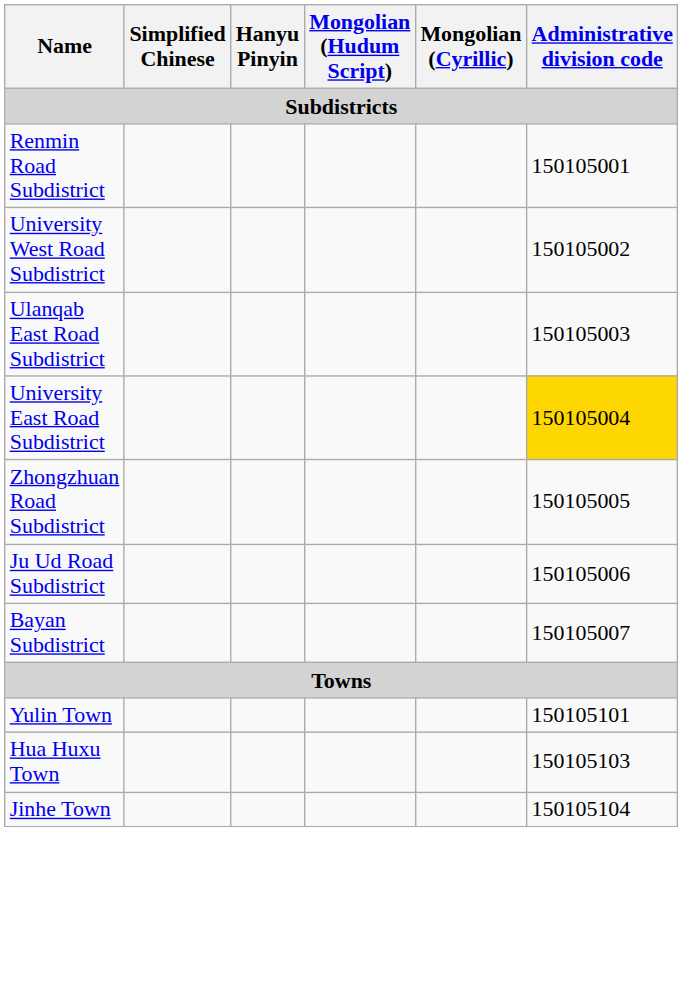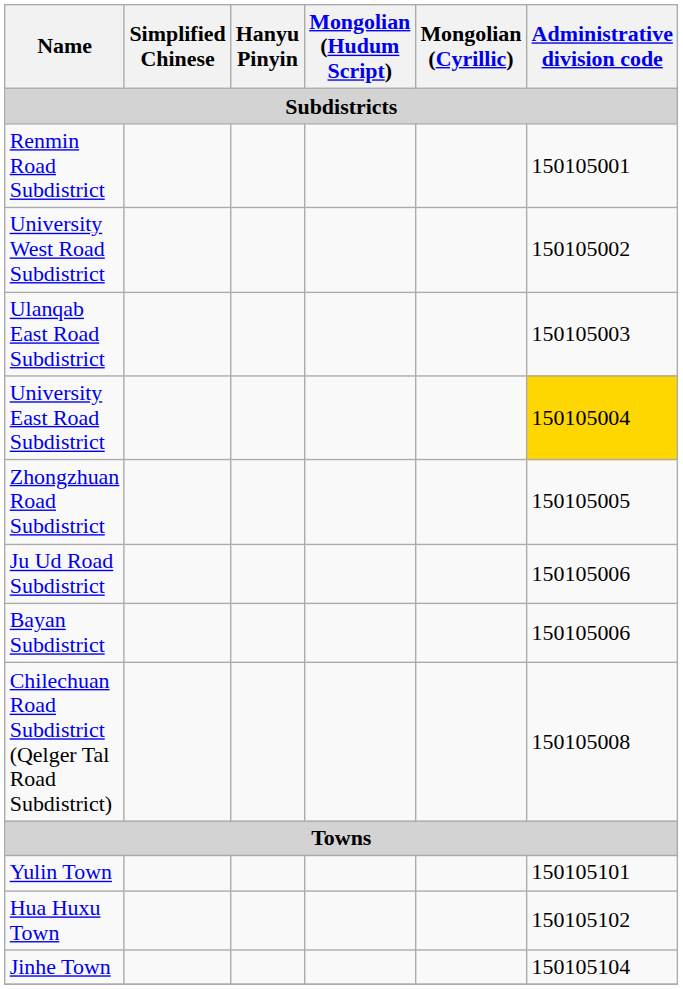(581, 632) 150105007 -> (581, 632) 150105006
+ row: (61, 741)
(581, 761) 150105103 -> (581, 919) 150105102
